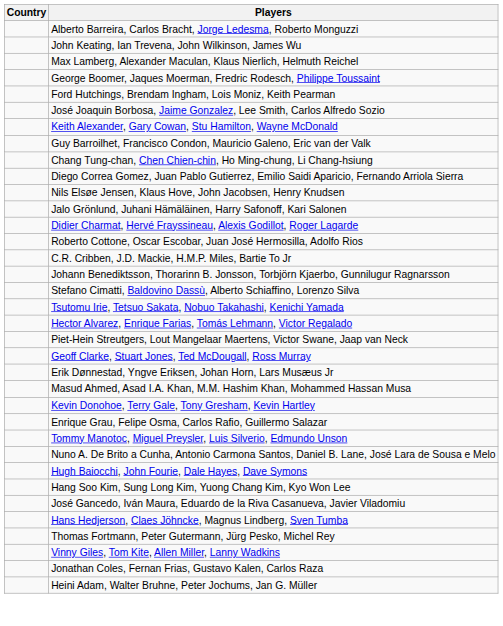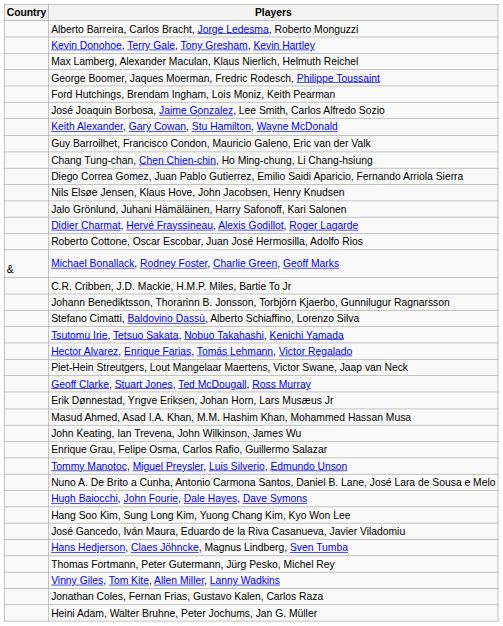rows swapped: (183, 405) <-> (176, 45)
+ row: (195, 264)
